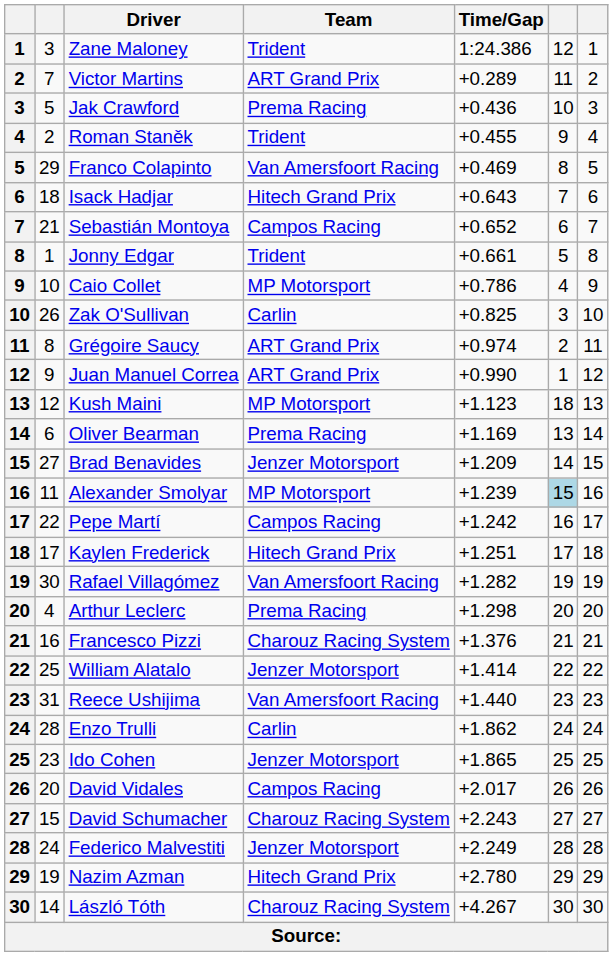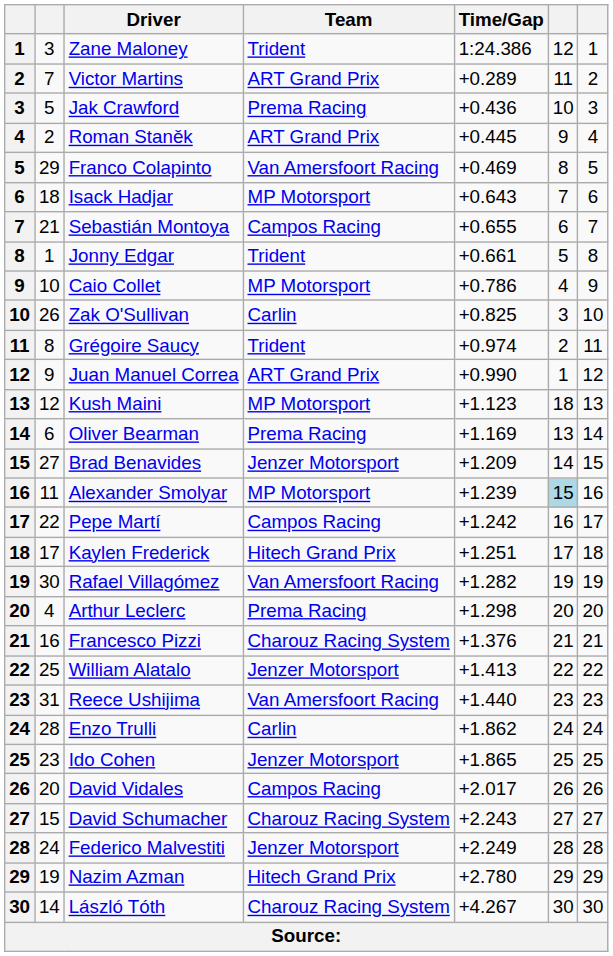(276, 137) Trident -> (313, 137) ART Grand Prix
(488, 137) +0.455 -> (488, 137) +0.445
(322, 197) Hitech Grand Prix -> (309, 197) MP Motorsport
(488, 226) +0.652 -> (488, 226) +0.655
(313, 344) ART Grand Prix -> (276, 344) Trident
(488, 670) +1.414 -> (488, 670) +1.413
